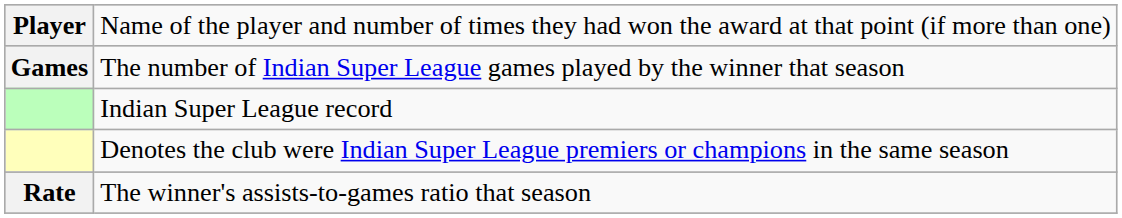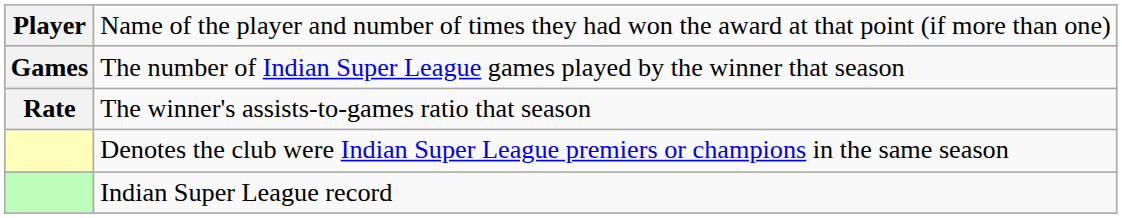rows swapped: (346, 191) <-> (246, 108)
